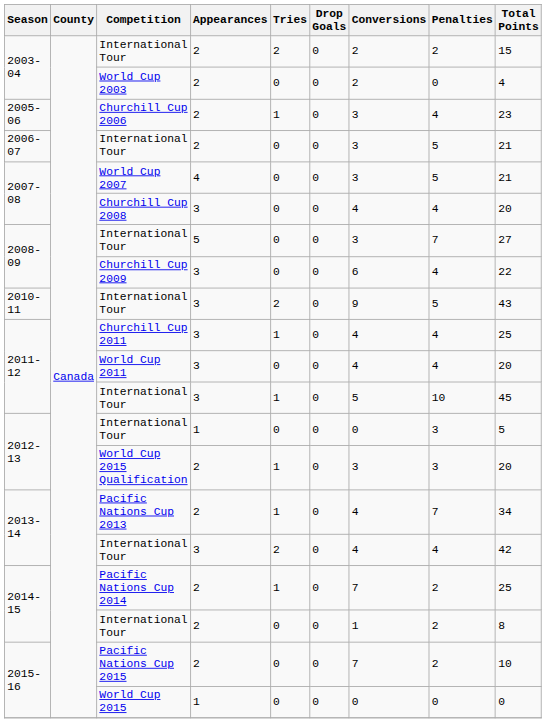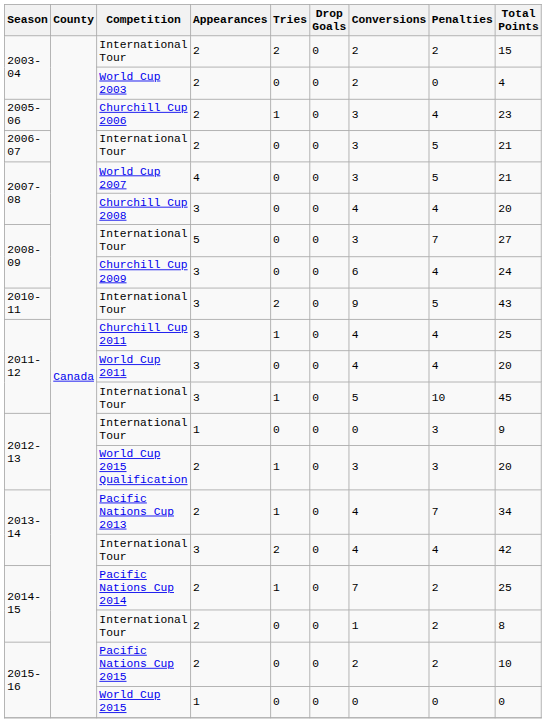(505, 272) 22 -> (505, 272) 24
(502, 429) 5 -> (502, 429) 9
(355, 664) 7 -> (355, 664) 2
